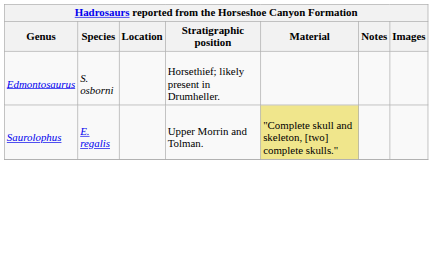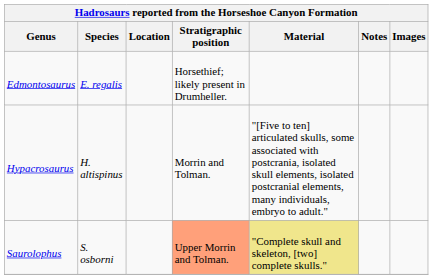(97, 84) S. osborni -> (101, 84) E. regalis
+ row: (40, 168)
(95, 138) E. regalis -> (97, 253) S. osborni
(207, 138) no background -> (205, 253) lightsalmon background
